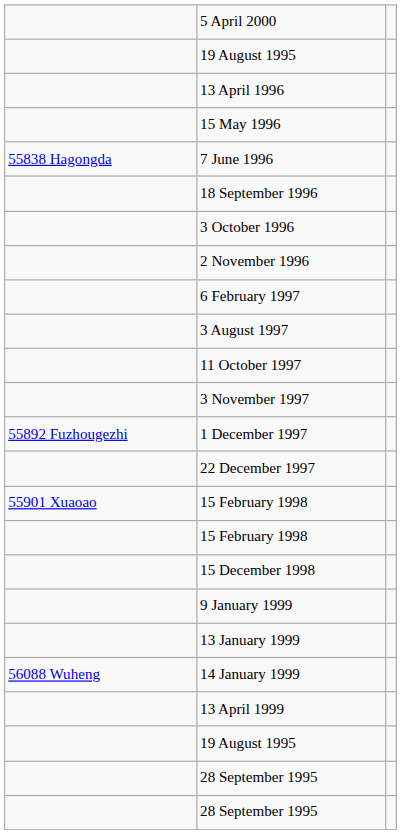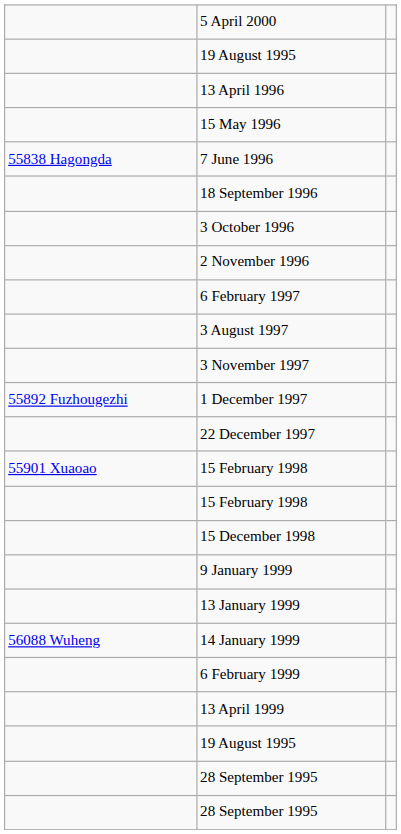- row: (101, 366)
+ row: (101, 675)
